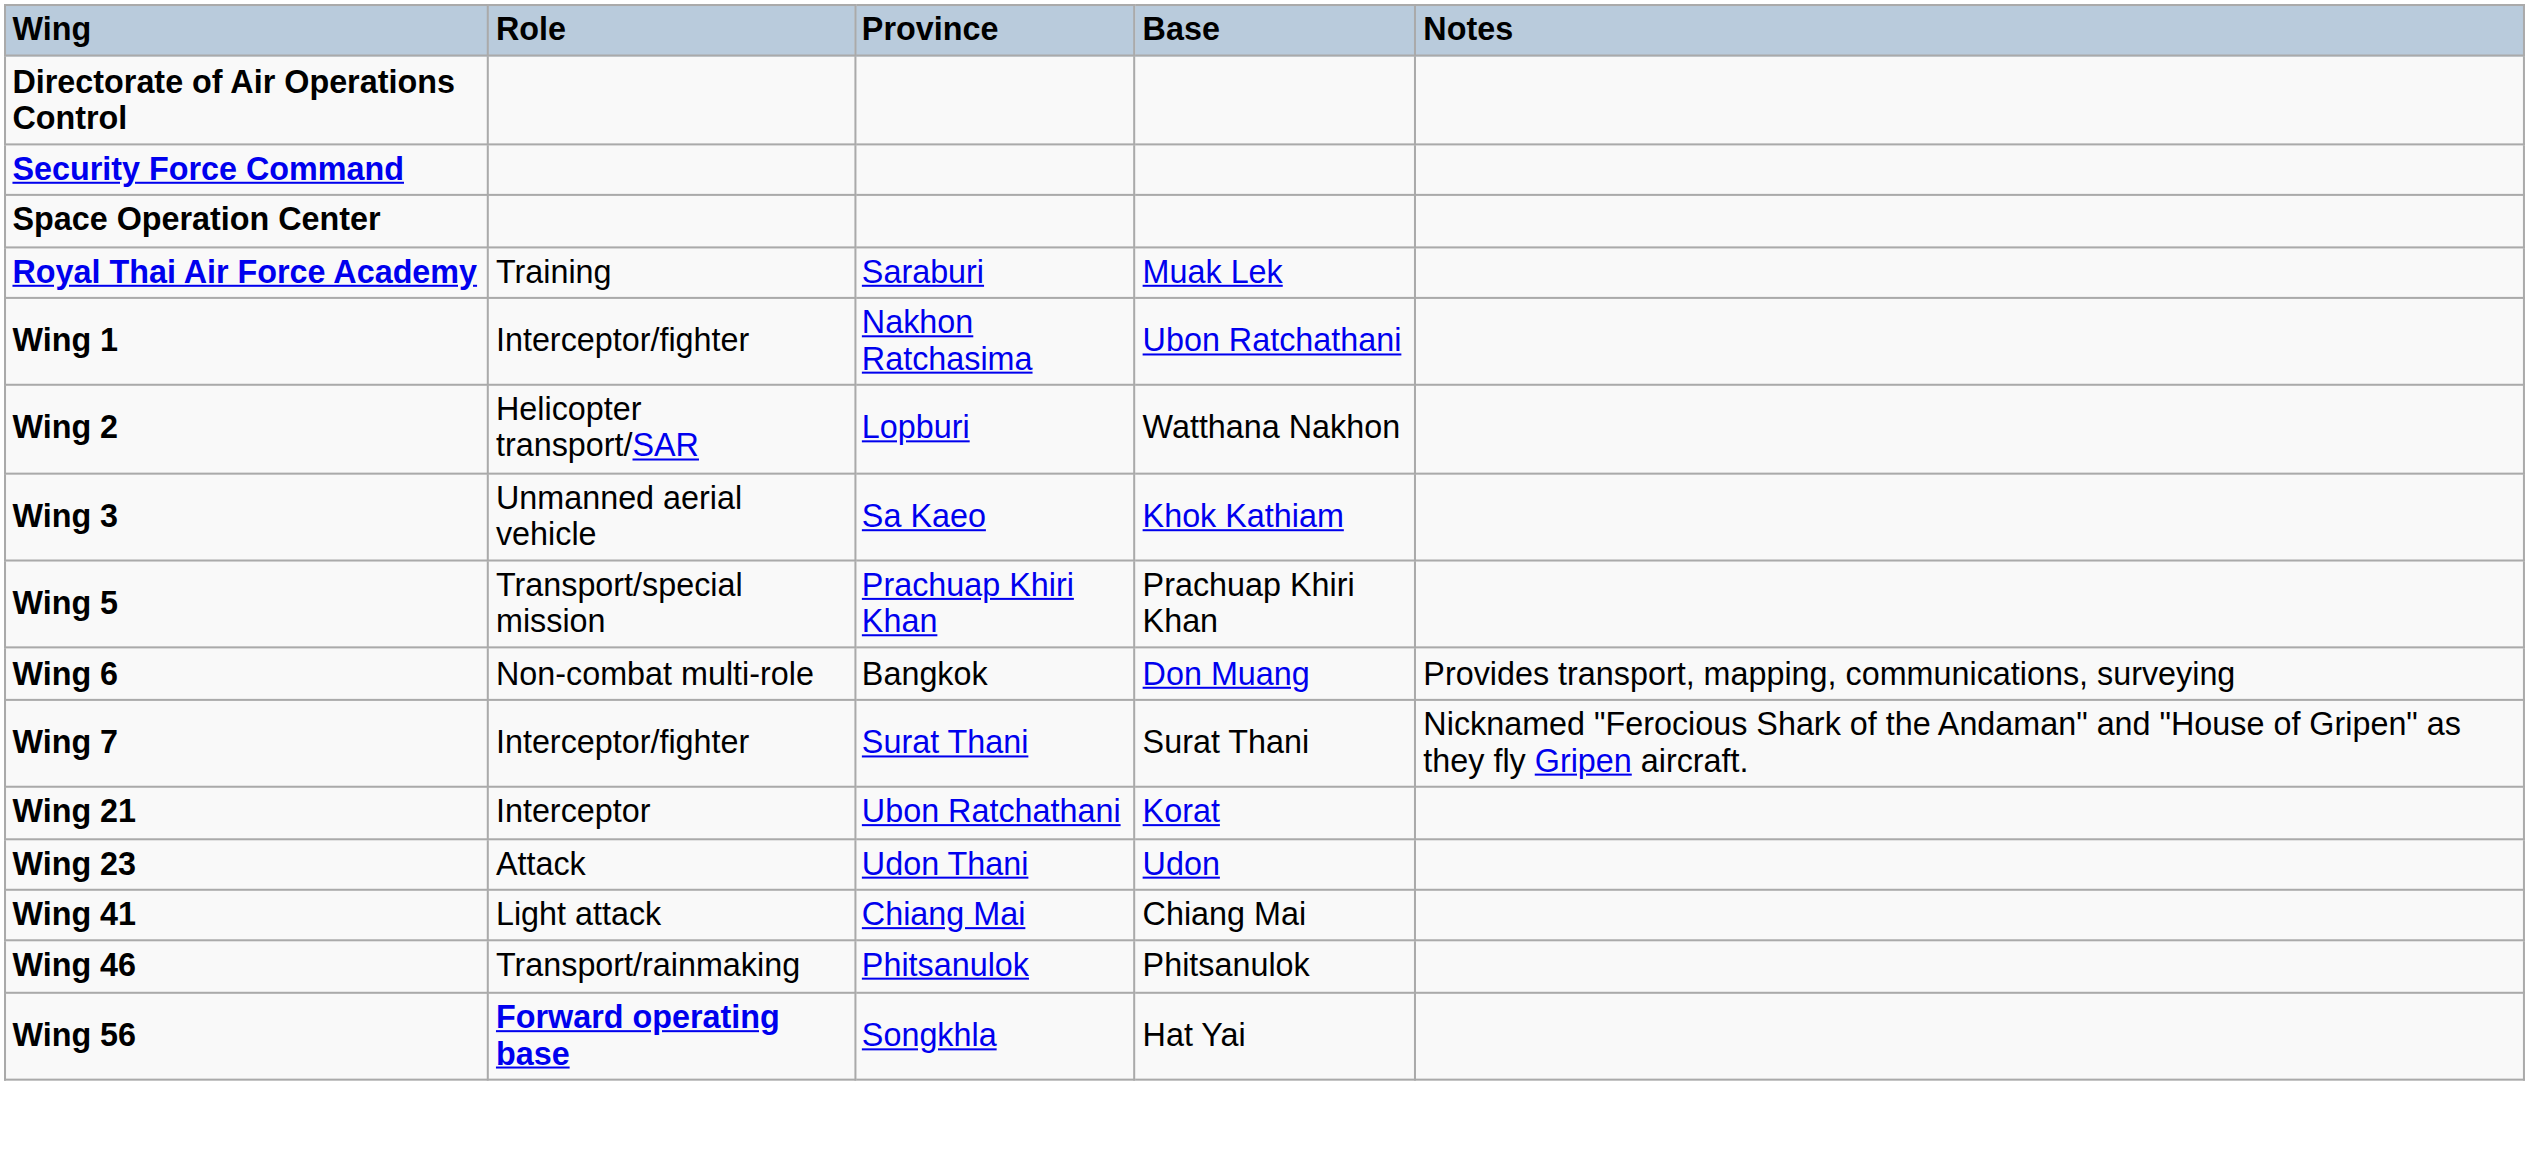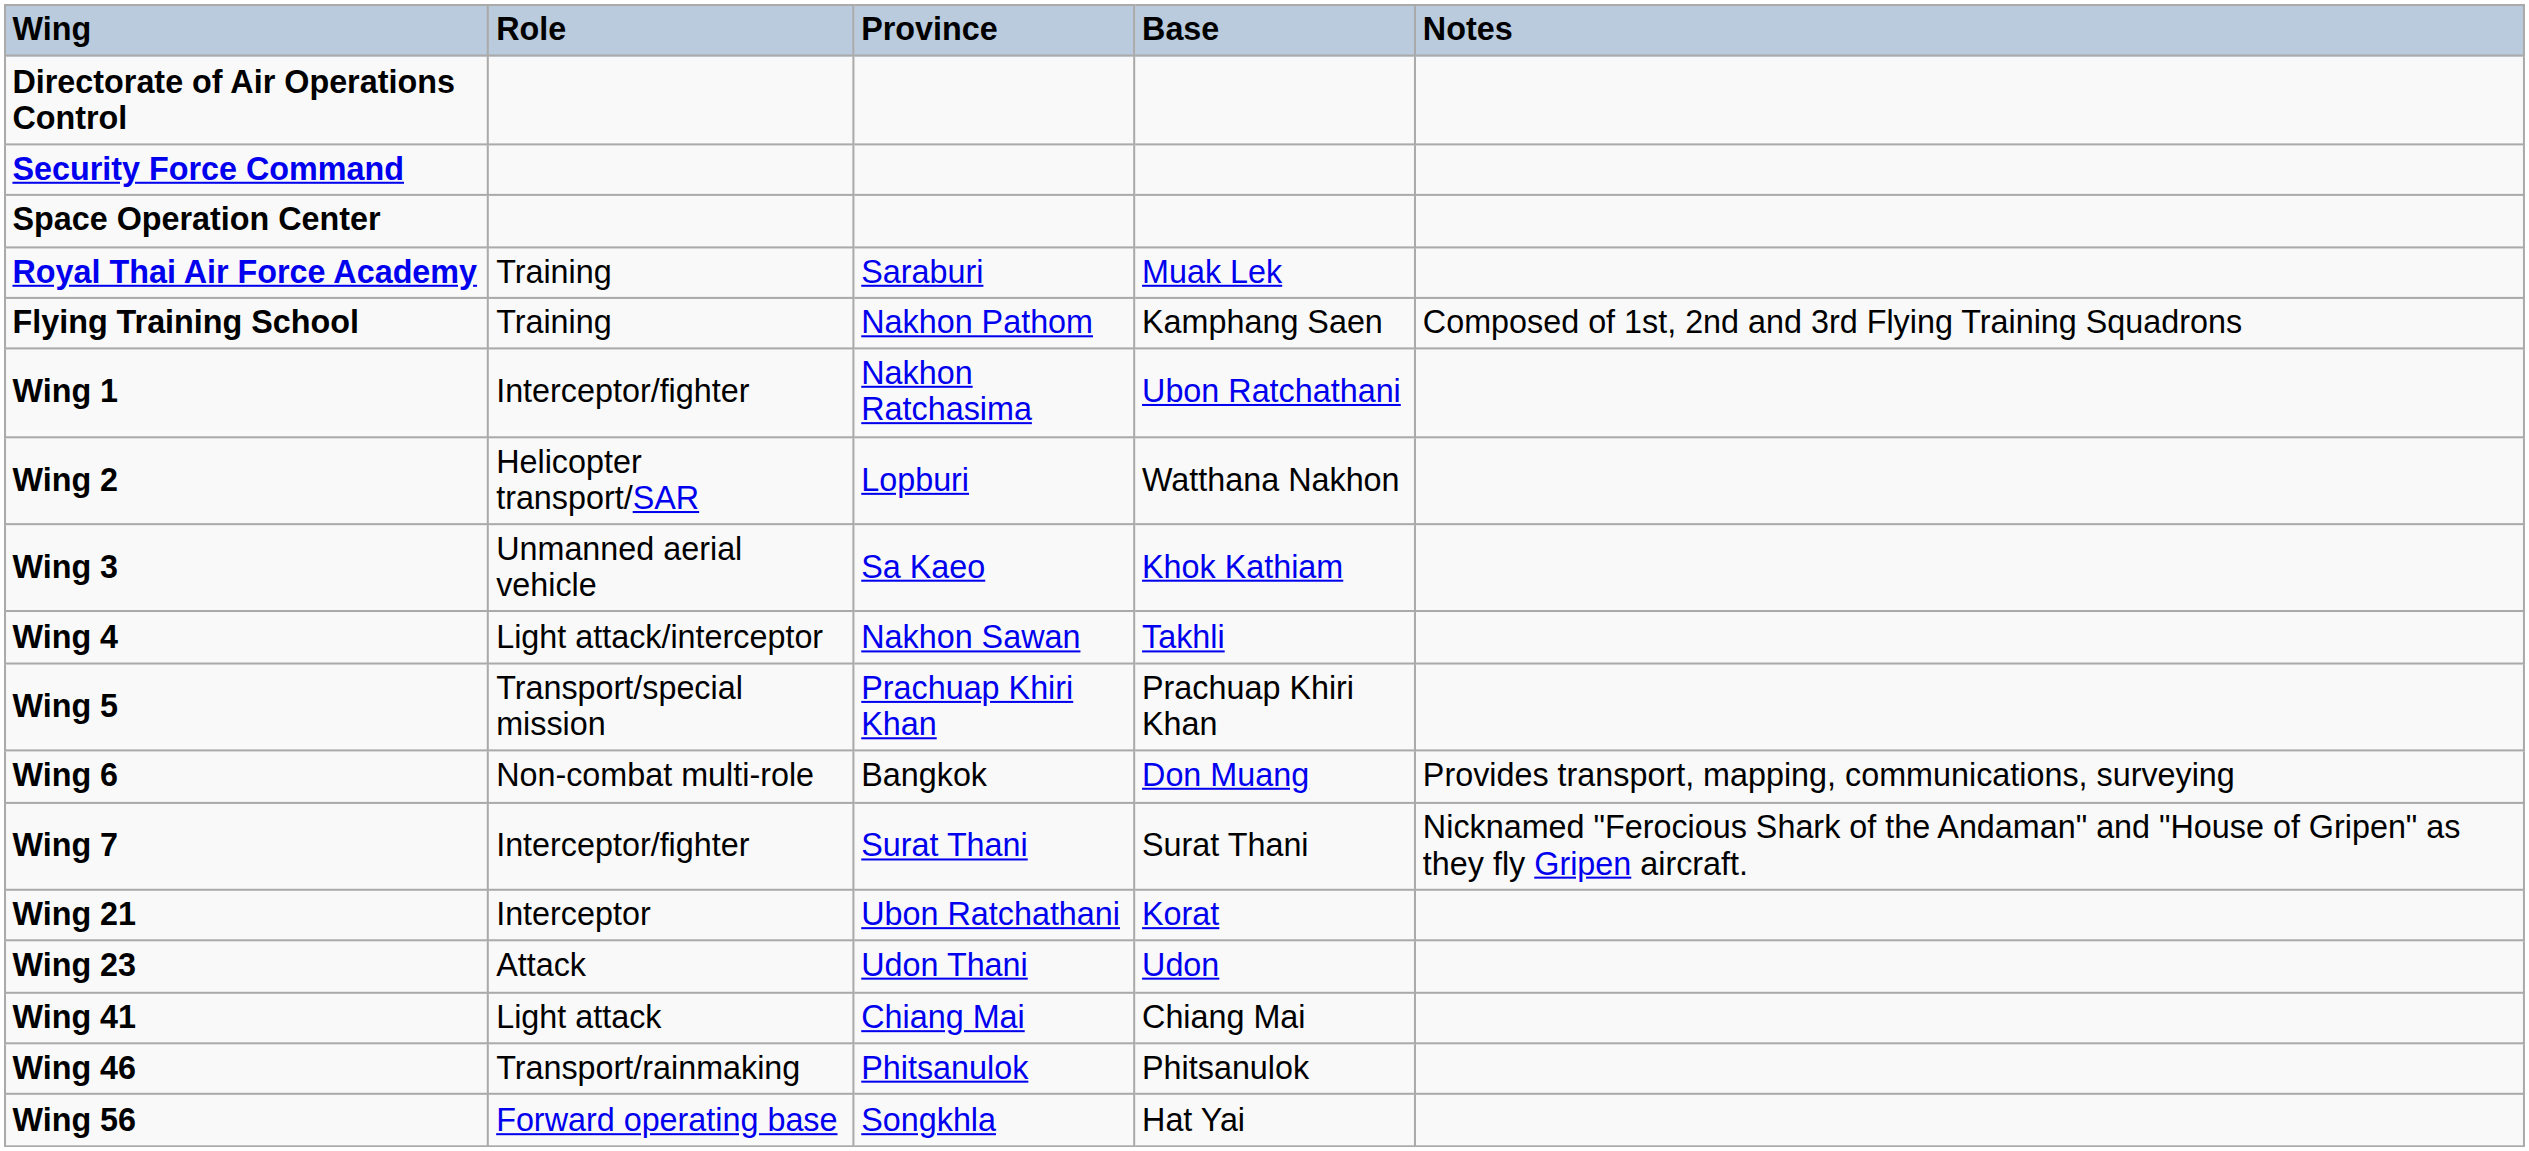+ row: (186, 322)
+ row: (65, 636)
(638, 1035) bold -> (667, 1119) normal
